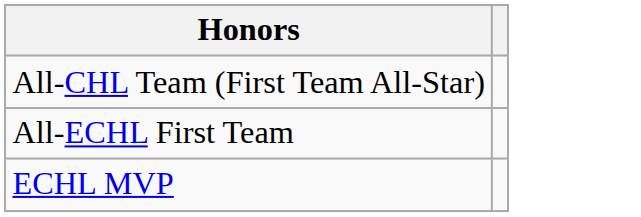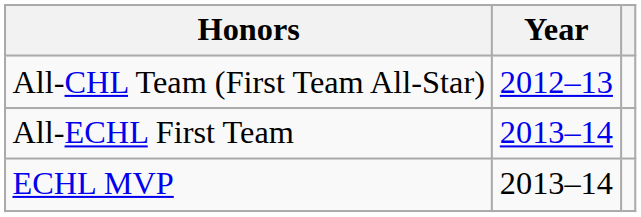+ column: (556, 30)
